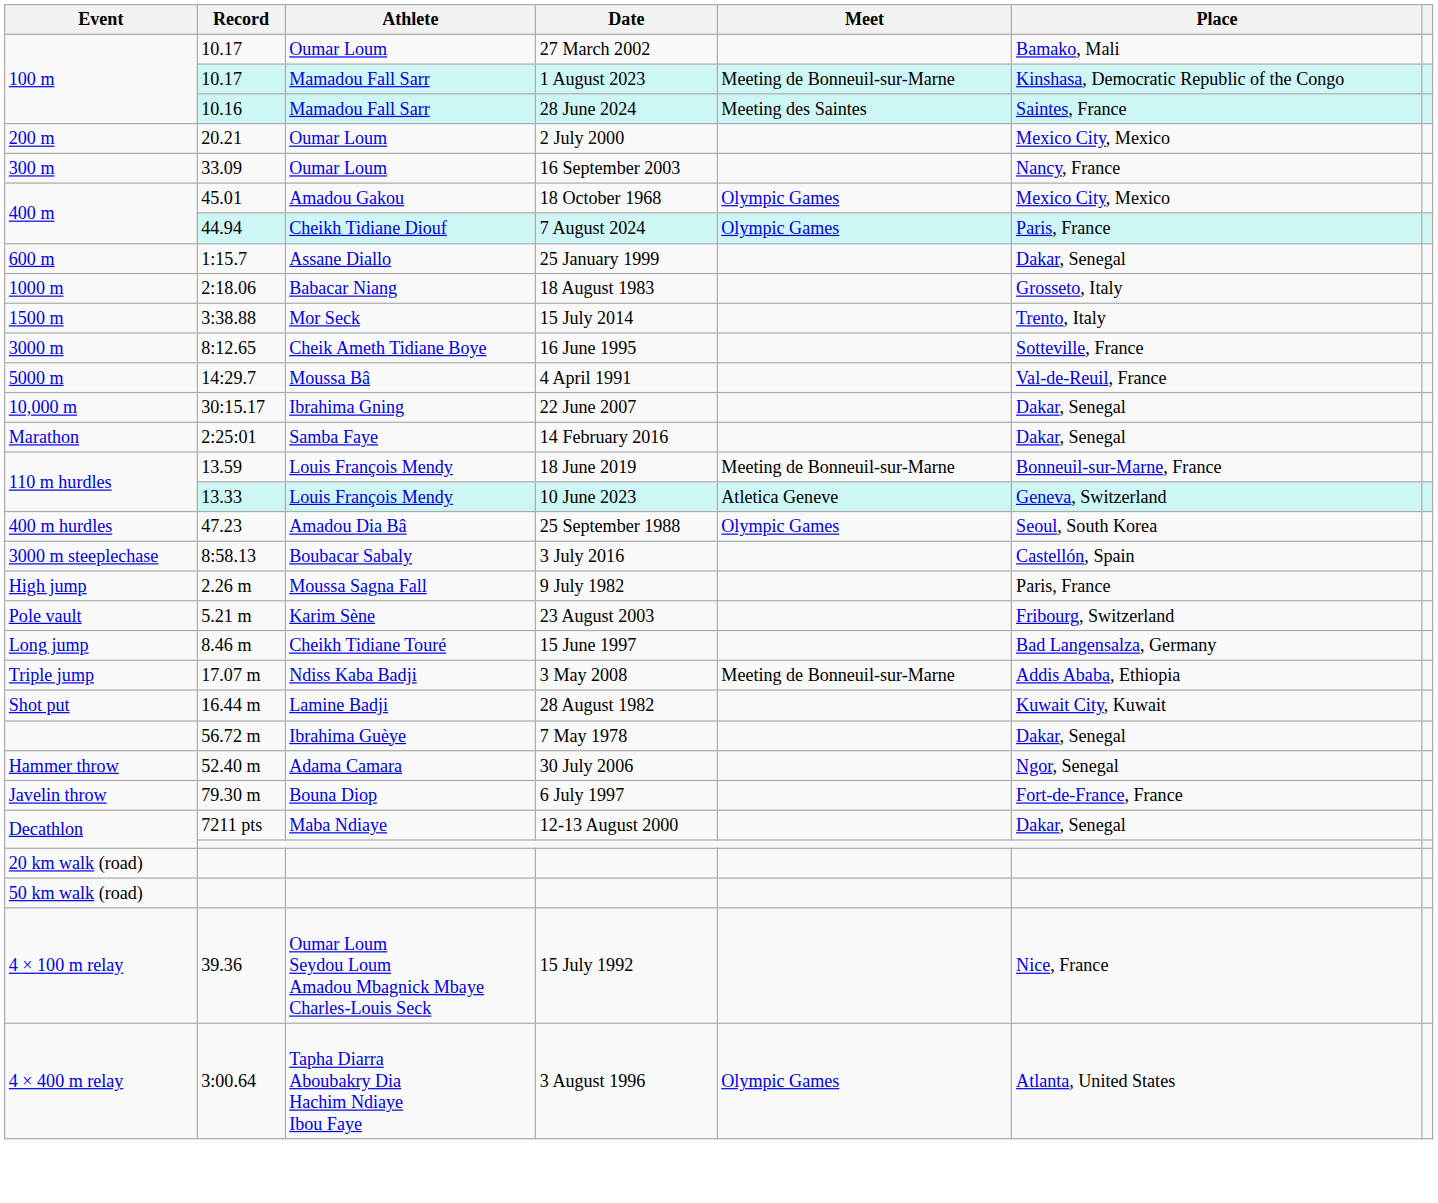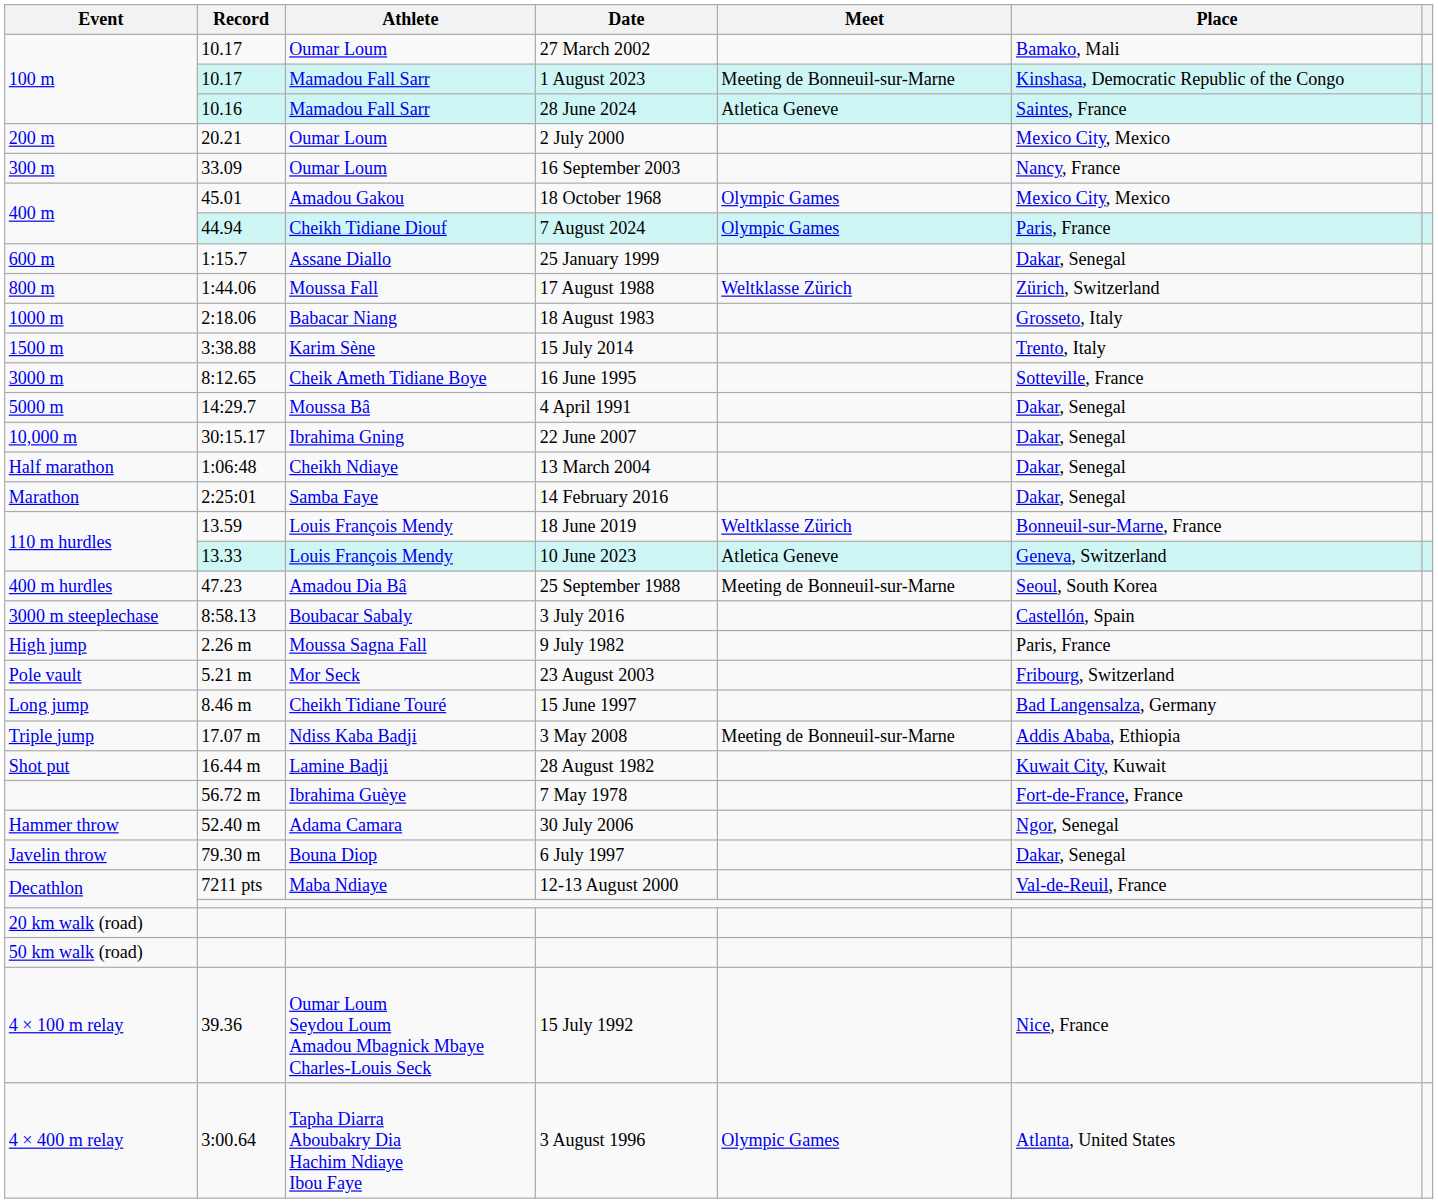(794, 109) Meeting des Saintes -> (780, 109) Atletica Geneve
+ row: (32, 288)
(325, 317) Mor Seck -> (332, 347) Karim Sène
(1091, 377) Val-de-Reuil, France -> (1071, 407) Dakar, Senegal
+ row: (61, 466)
(838, 466) Meeting de Bonneuil-sur-Marne -> (787, 526) Weltklasse Zürich
(780, 526) Olympic Games -> (838, 586) Meeting de Bonneuil-sur-Marne
(332, 616) Karim Sène -> (325, 675) Mor Seck
(1071, 735) Dakar, Senegal -> (1099, 795) Fort-de-France, France
(1099, 795) Fort-de-France, France -> (1071, 854) Dakar, Senegal
(1071, 824) Dakar, Senegal -> (1091, 884) Val-de-Reuil, France
